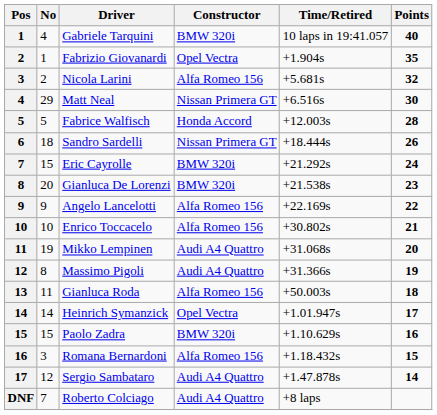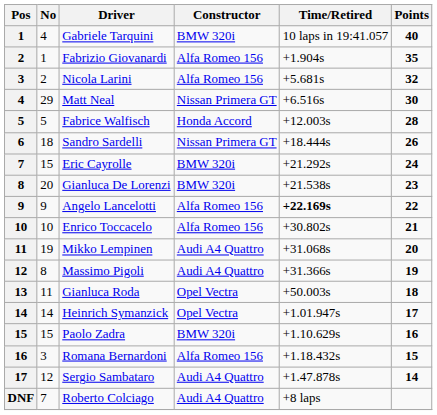(207, 57) Opel Vectra -> (220, 57) Alfa Romeo 156
(307, 206) normal -> (307, 206) bold
(220, 291) Alfa Romeo 156 -> (207, 291) Opel Vectra
